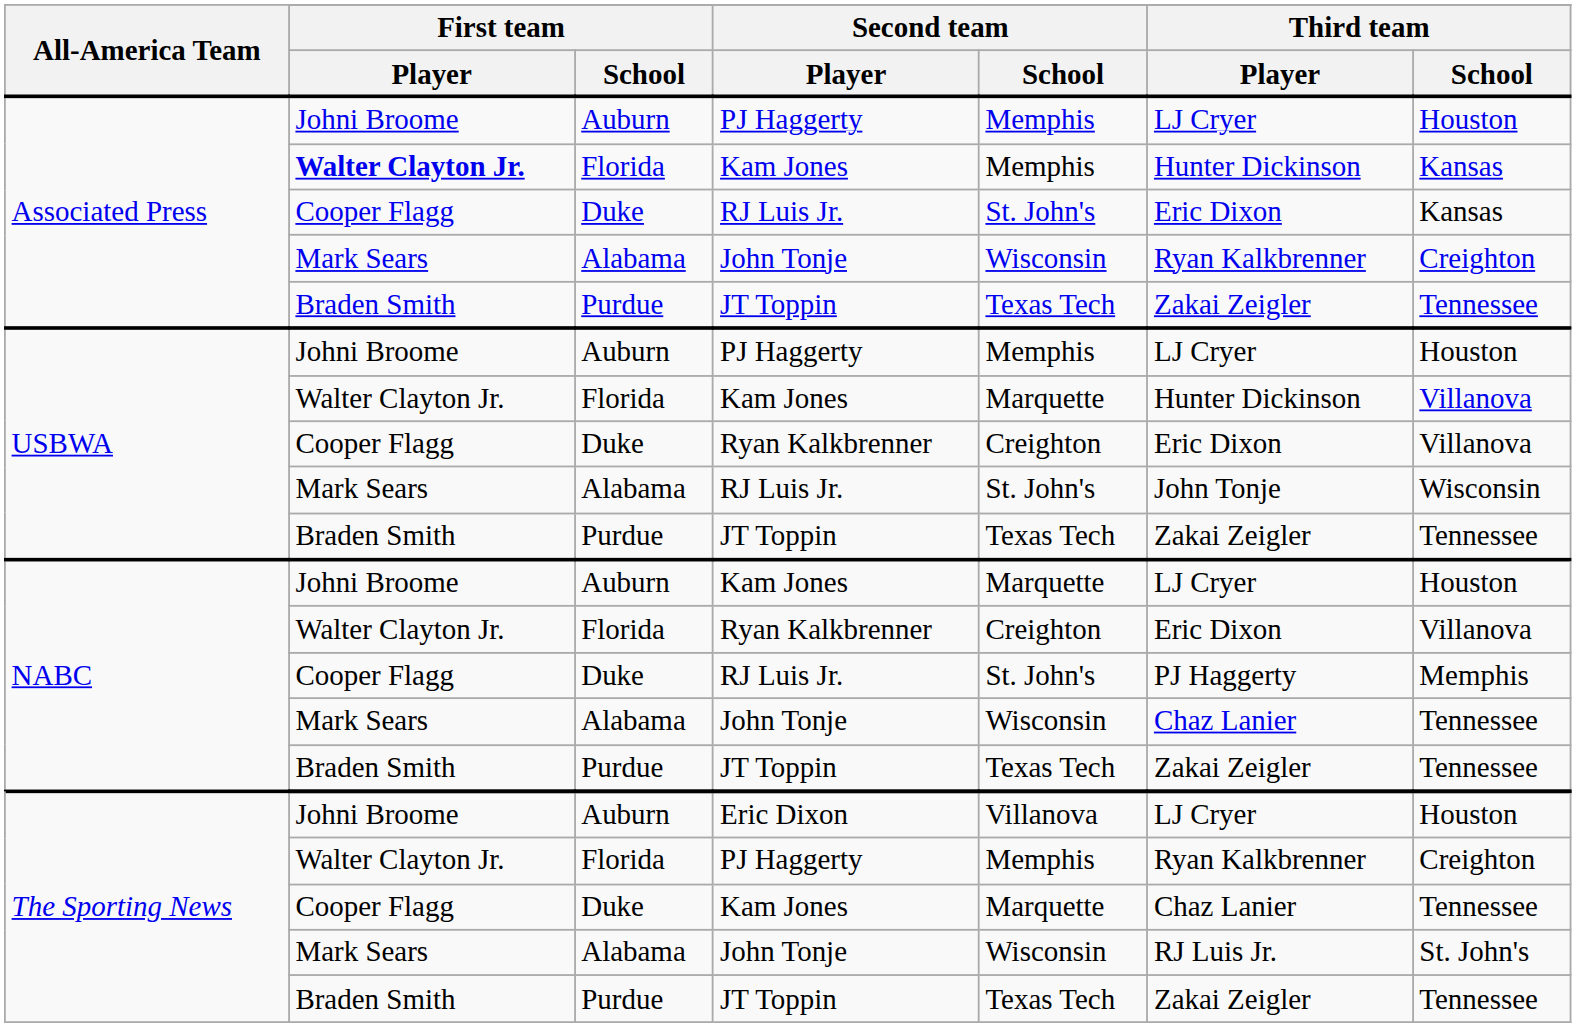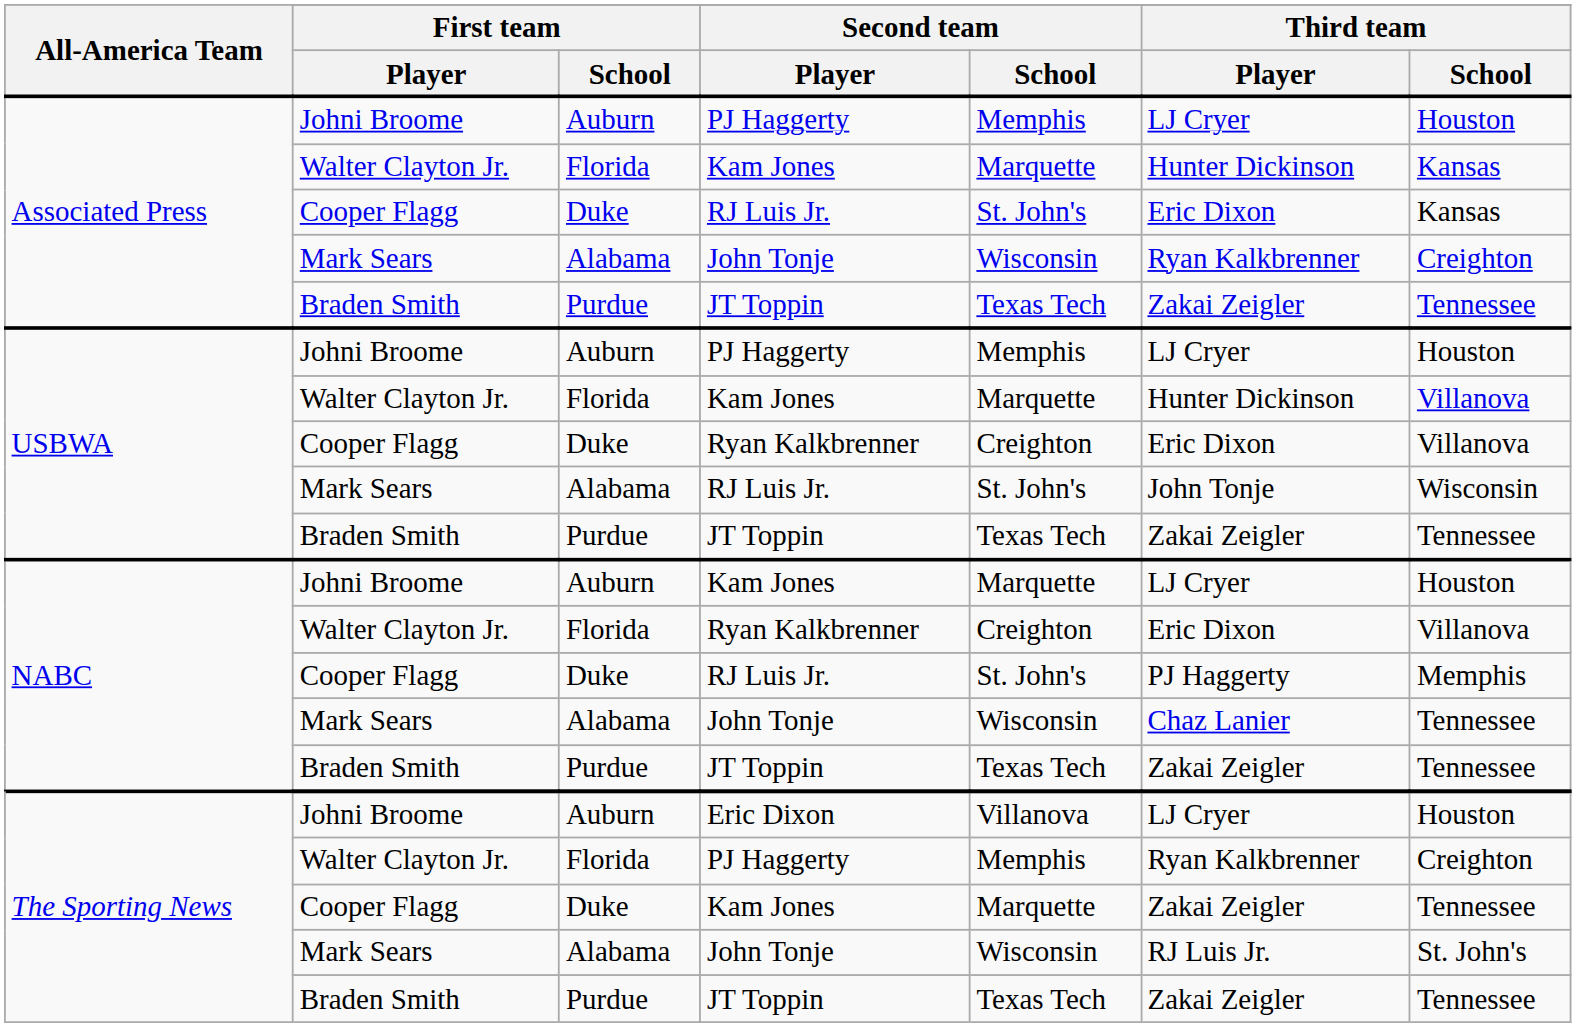(410, 166) bold -> (404, 166) normal
(1040, 166) Memphis -> (1036, 166) Marquette
(1225, 906) Chaz Lanier -> (1226, 906) Zakai Zeigler
